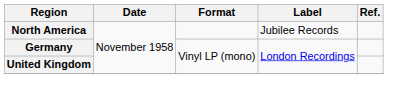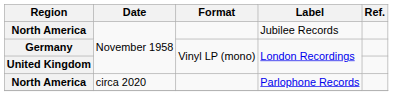+ row: (49, 82)
